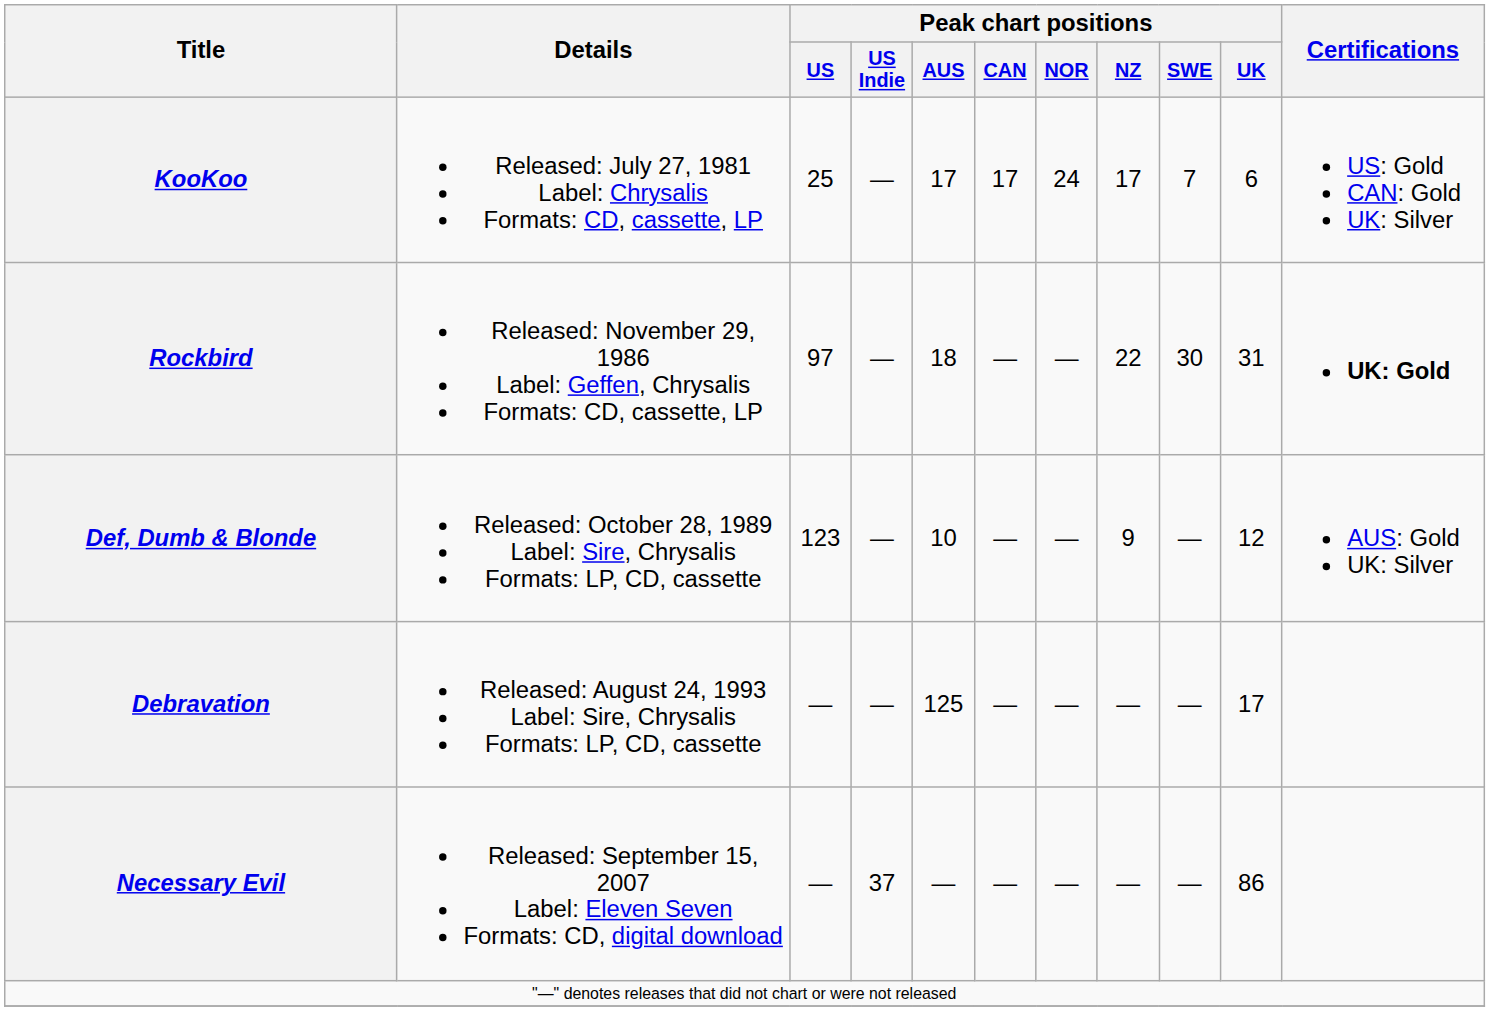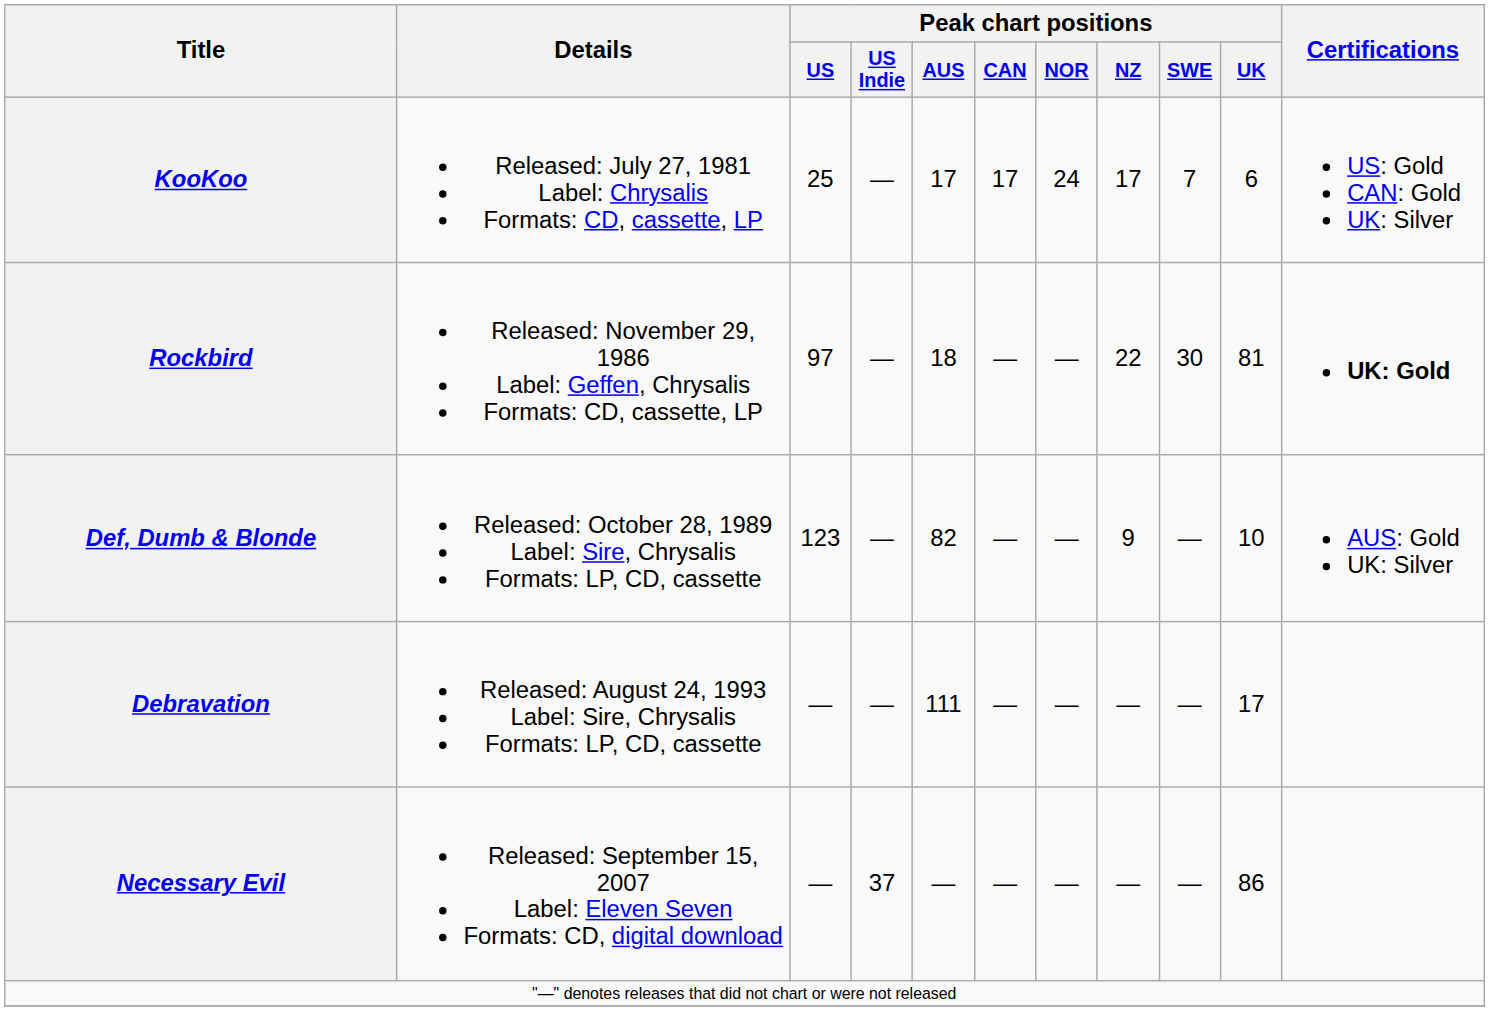(1251, 358) 31 -> (1251, 358) 81
(943, 538) 10 -> (943, 538) 82
(1251, 538) 12 -> (1251, 538) 10
(943, 704) 125 -> (943, 704) 111
